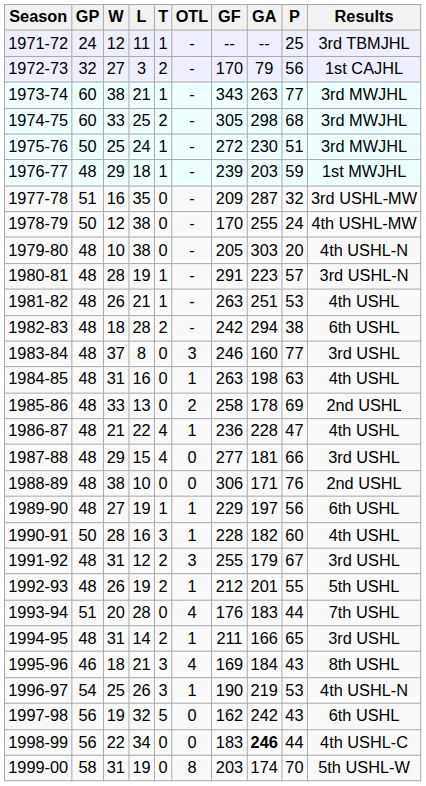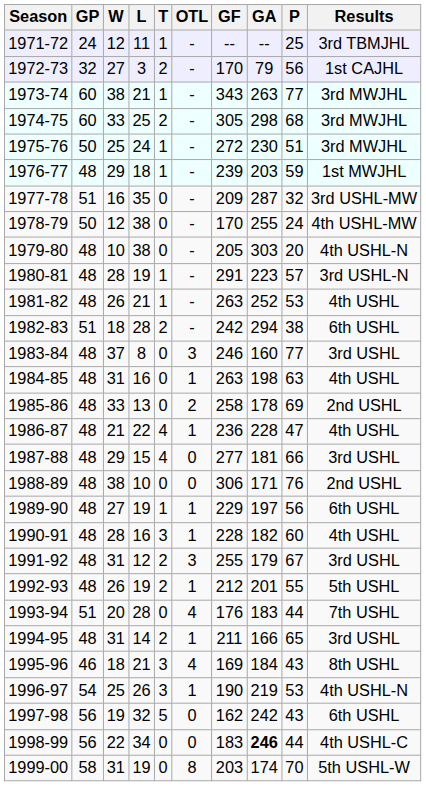(264, 302) 251 -> (264, 302) 252
(87, 328) 48 -> (87, 328) 51
(87, 535) 50 -> (87, 535) 48
